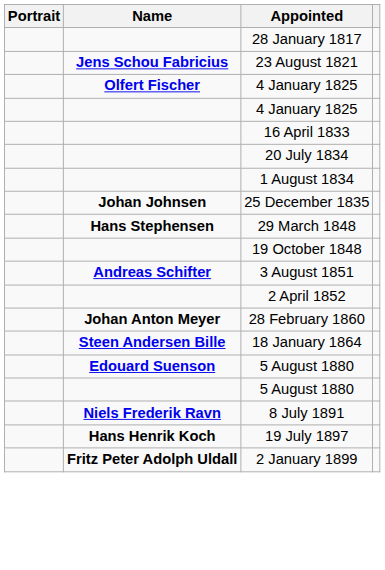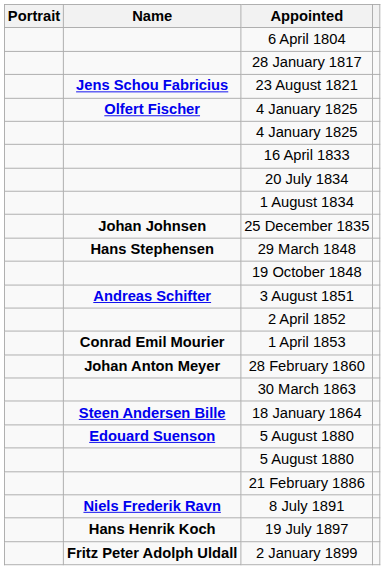+ row: (152, 39)
+ row: (152, 343)
+ row: (152, 390)
+ row: (152, 483)
